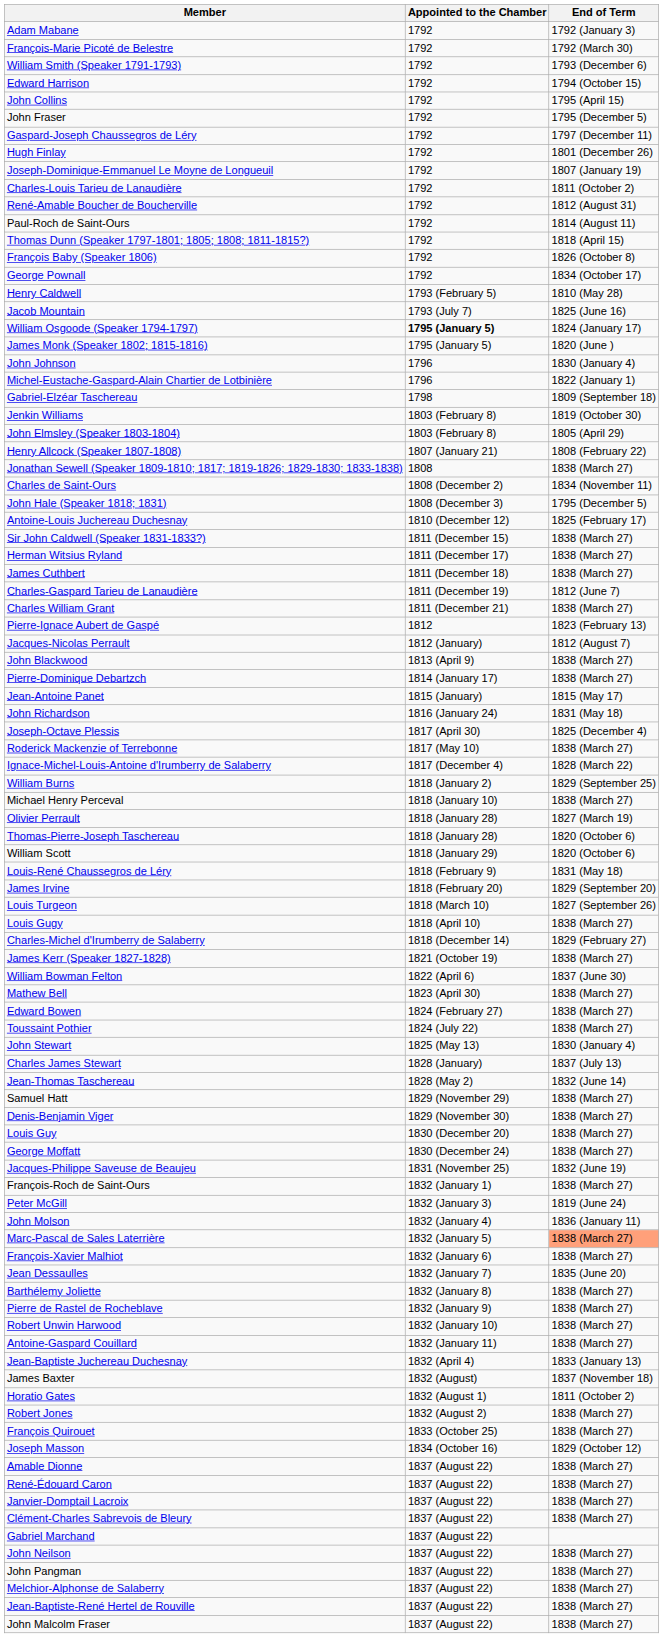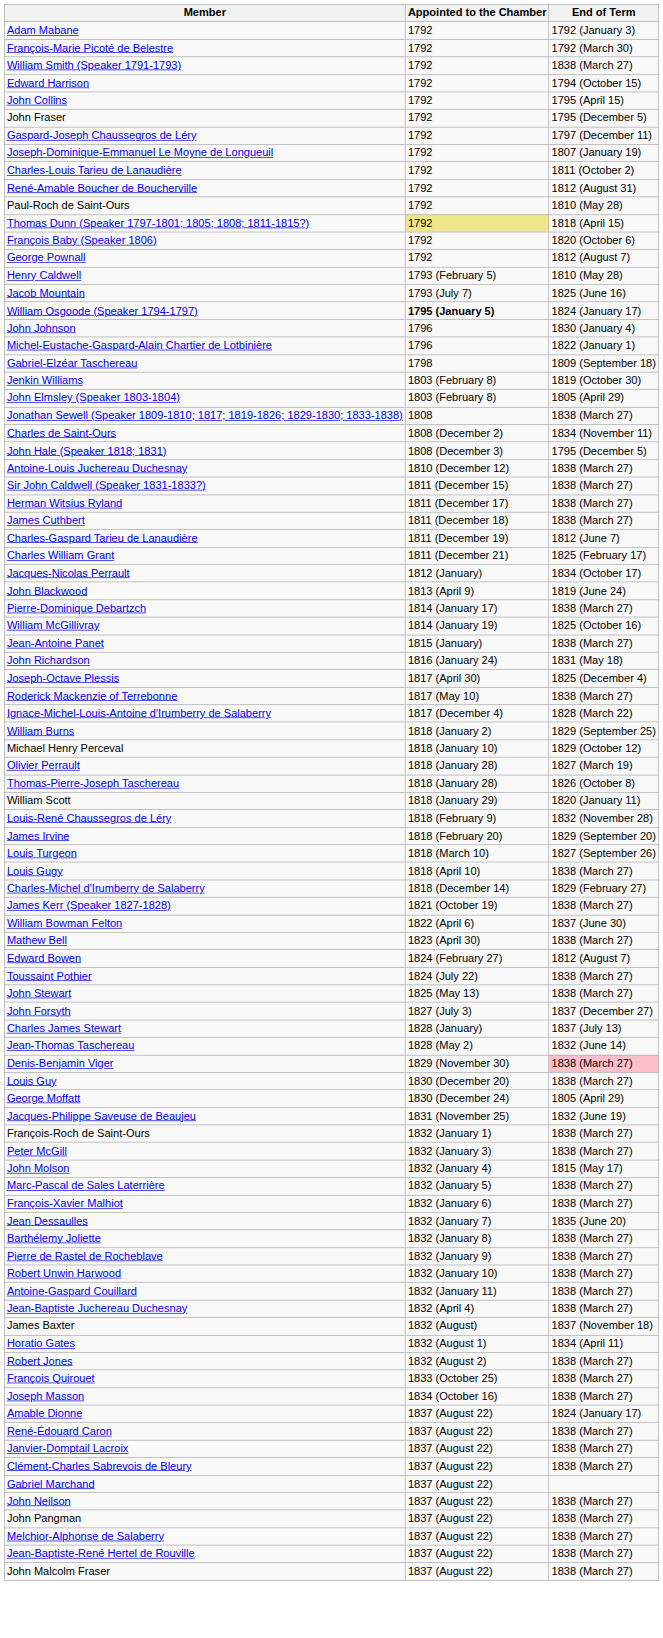(599, 65) 1793 (December 6) -> (592, 65) 1838 (March 27)
- row: (36, 153)
(594, 223) 1814 (August 11) -> (587, 205) 1810 (May 28)
(420, 240) no background -> (420, 223) khaki background
(593, 258) 1826 (October 8) -> (593, 240) 1820 (October 6)
(596, 275) 1834 (October 17) -> (591, 258) 1812 (August 7)
- row: (107, 345)
- row: (94, 450)
(599, 521) 1825 (February 17) -> (592, 468) 1838 (March 27)
(592, 608) 1838 (March 27) -> (599, 556) 1825 (February 17)
- row: (83, 626)
(591, 643) 1812 (August 7) -> (596, 573) 1834 (October 17)
(592, 661) 1838 (March 27) -> (589, 591) 1819 (June 24)
+ row: (53, 626)
(587, 696) 1815 (May 17) -> (592, 643) 1838 (March 27)
(592, 801) 1838 (March 27) -> (596, 748) 1829 (October 12)
(593, 836) 1820 (October 6) -> (593, 783) 1826 (October 8)
(593, 853) 1820 (October 6) -> (596, 801) 1820 (January 11)
(587, 871) 1831 (May 18) -> (602, 818) 1832 (November 28)
(592, 1011) 1838 (March 27) -> (591, 958) 1812 (August 7)
(593, 1046) 1830 (January 4) -> (592, 993) 1838 (March 27)
+ row: (39, 1011)
- row: (37, 1098)
(592, 1116) no background -> (592, 1063) pink background
(592, 1151) 1838 (March 27) -> (588, 1098) 1805 (April 29)
(589, 1203) 1819 (June 24) -> (592, 1151) 1838 (March 27)
(596, 1221) 1836 (January 11) -> (587, 1168) 1815 (May 17)
(592, 1238) lightsalmon background -> (592, 1186) no background
(596, 1361) 1833 (January 13) -> (592, 1308) 1838 (March 27)
(593, 1396) 1811 (October 2) -> (587, 1343) 1834 (April 11)
(596, 1448) 1829 (October 12) -> (592, 1396) 1838 (March 27)
(592, 1466) 1838 (March 27) -> (596, 1413) 1824 (January 17)
